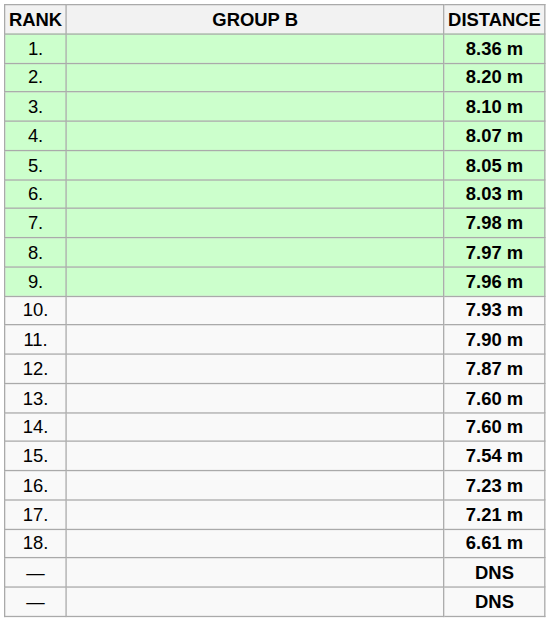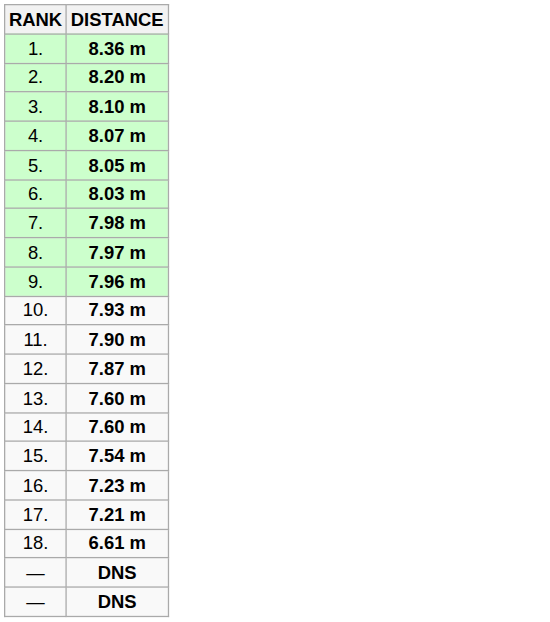- column: (255, 20)
